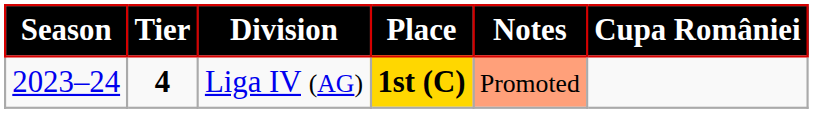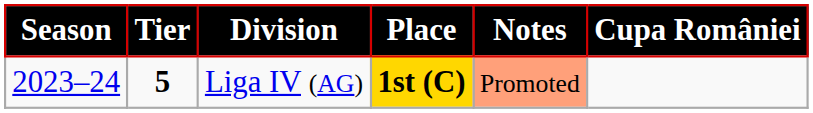(162, 81) 4 -> (162, 81) 5
